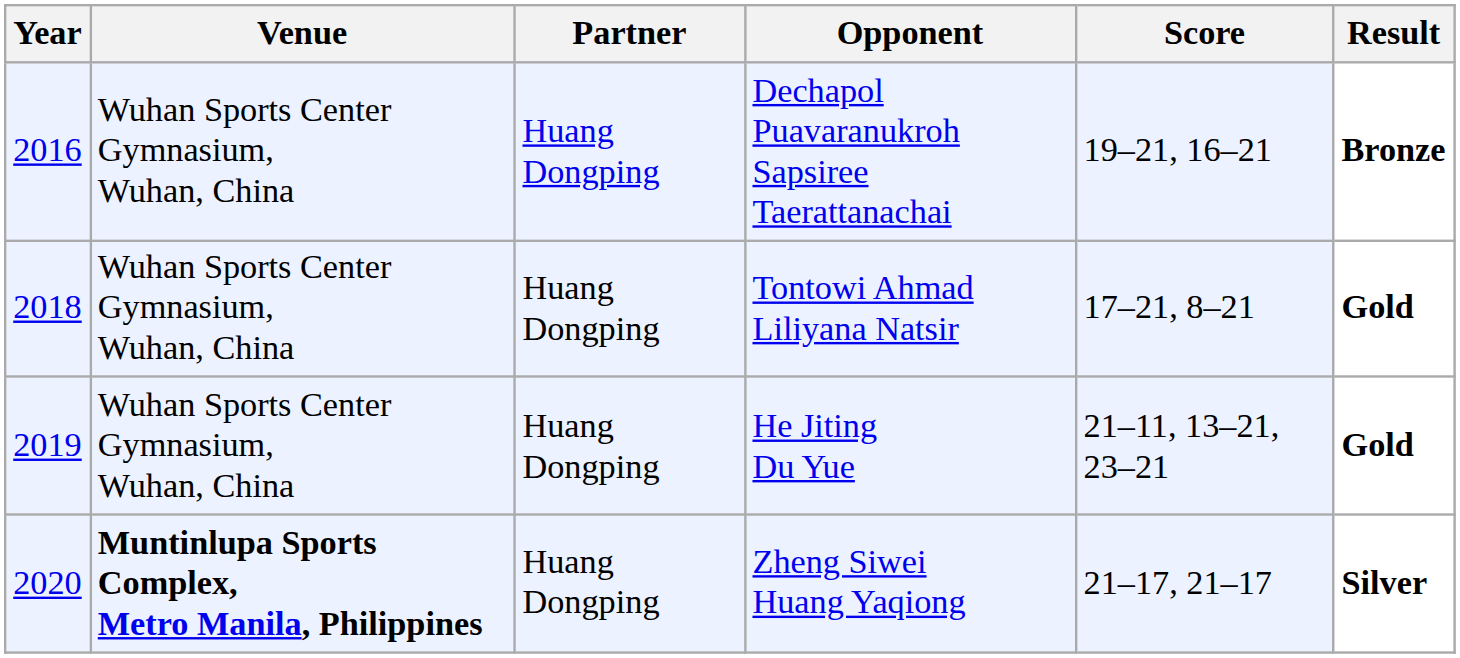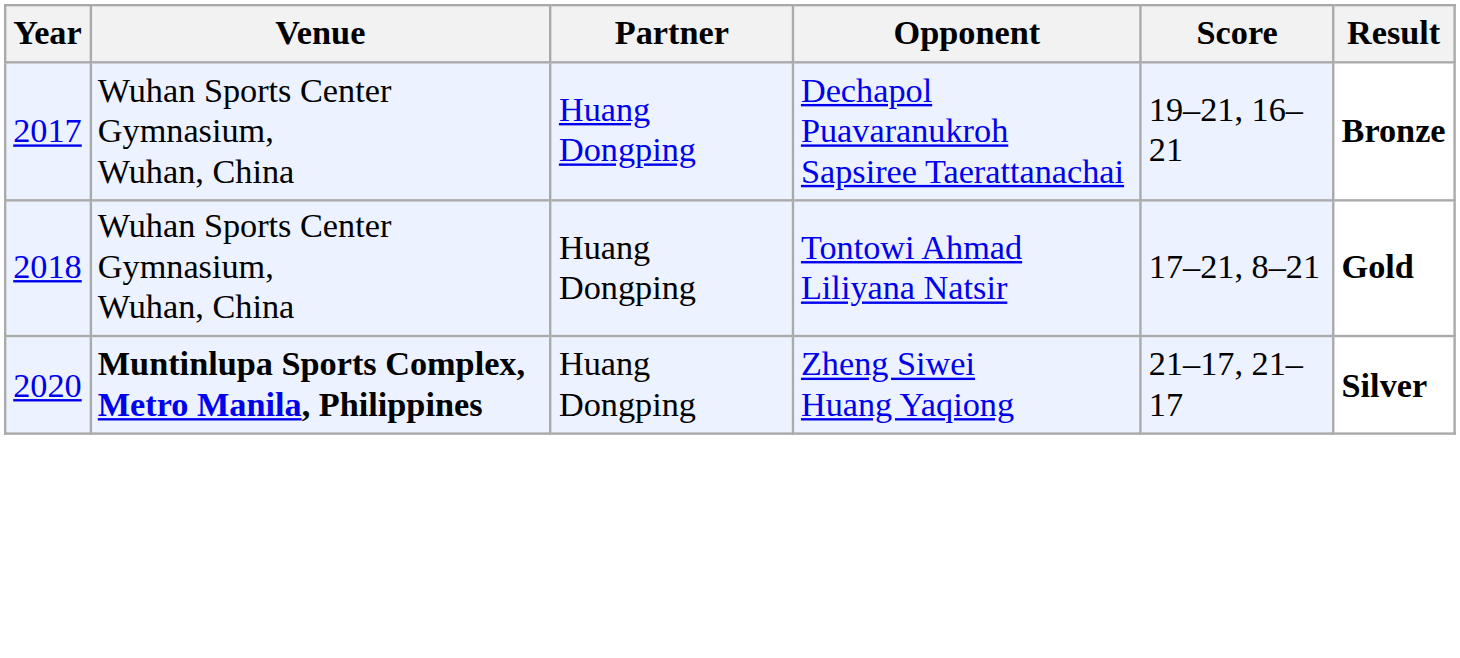(47, 150) 2016 -> (47, 130) 2017
- row: (815, 445)
